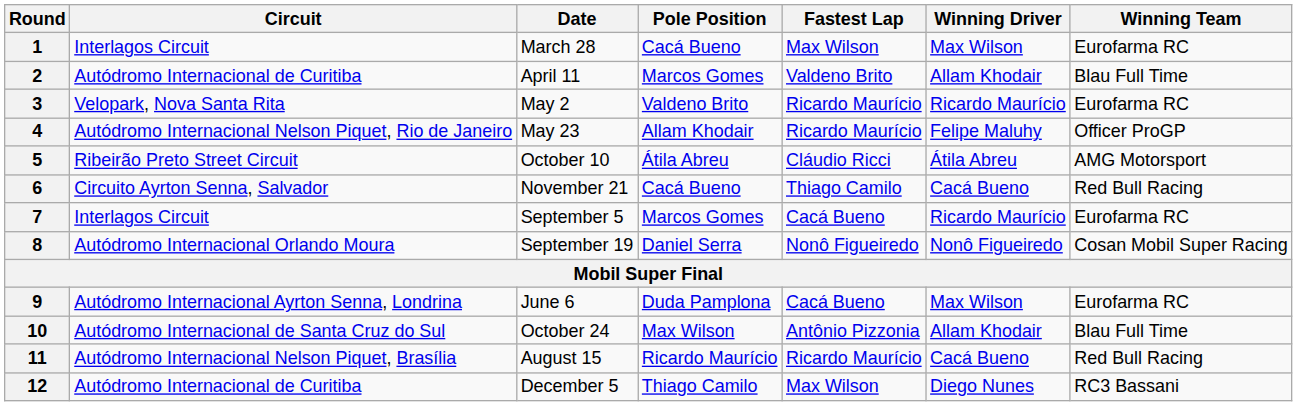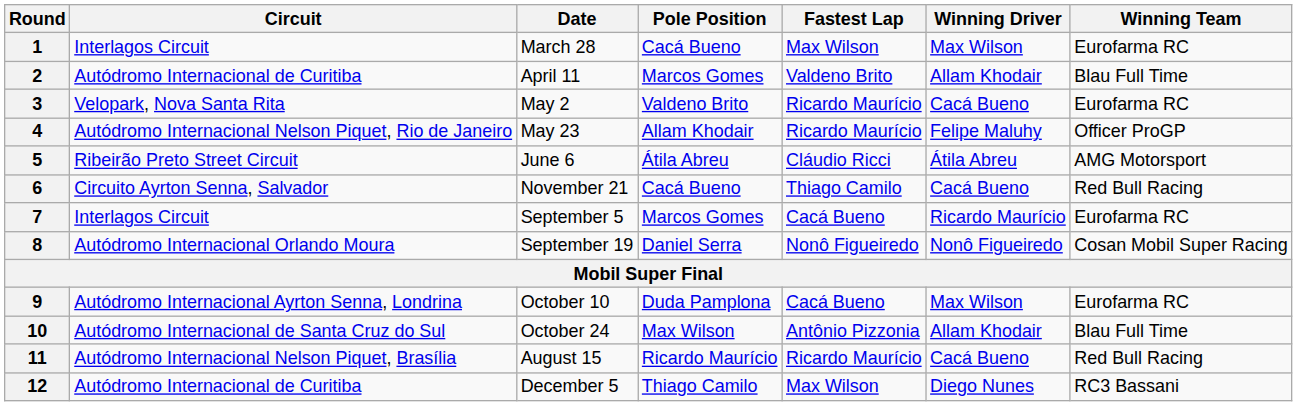(998, 103) Ricardo Maurício -> (980, 103) Cacá Bueno
(565, 160) October 10 -> (548, 160) June 6
(548, 301) June 6 -> (565, 301) October 10
